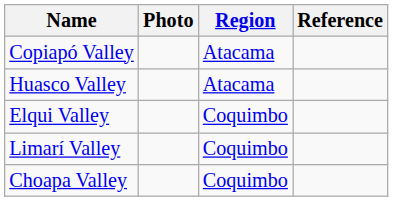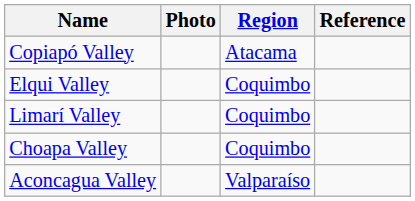- row: (68, 84)
+ row: (83, 180)
